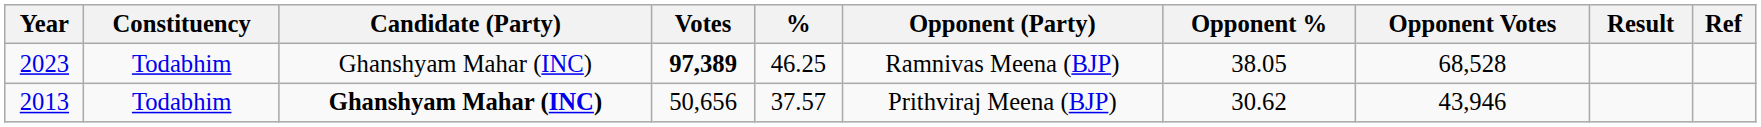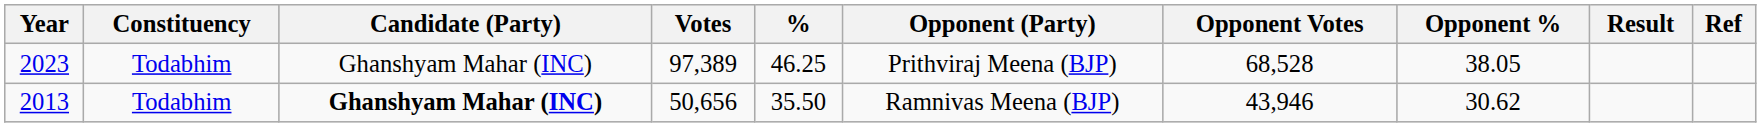columns swapped: (1472, 24) <-> (1259, 24)
(703, 63) bold -> (703, 63) normal
(1002, 63) Ramnivas Meena (BJP) -> (1002, 63) Prithviraj Meena (BJP)
(798, 102) 37.57 -> (798, 102) 35.50
(1002, 102) Prithviraj Meena (BJP) -> (1002, 102) Ramnivas Meena (BJP)
